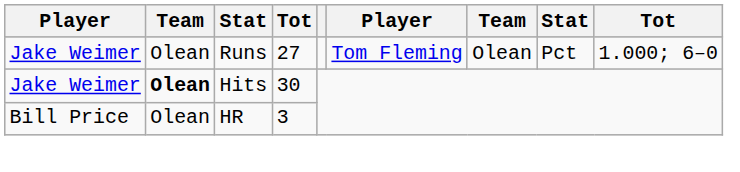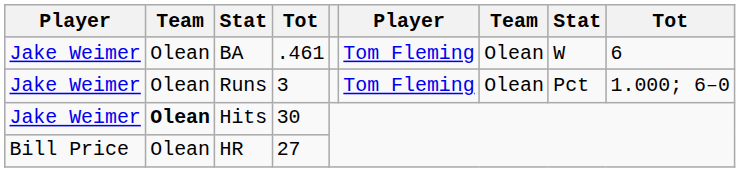+ row: (231, 53)
(289, 53) 27 -> (283, 86) 3
(283, 118) 3 -> (289, 151) 27
